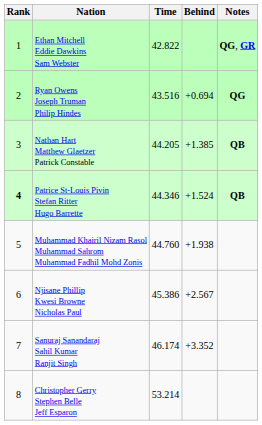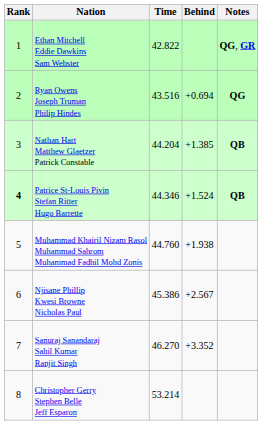(165, 145) 44.205 -> (165, 145) 44.204
(165, 345) 46.174 -> (165, 345) 46.270
